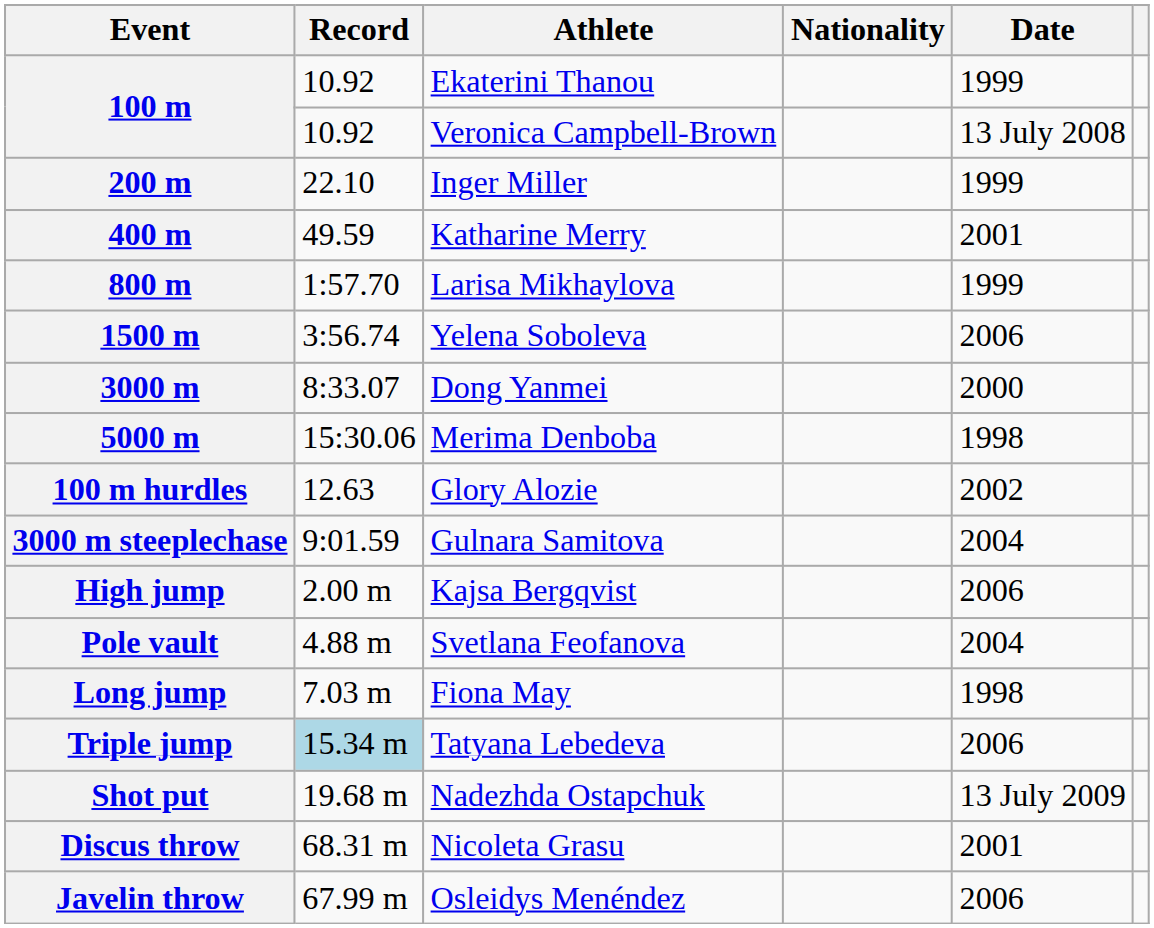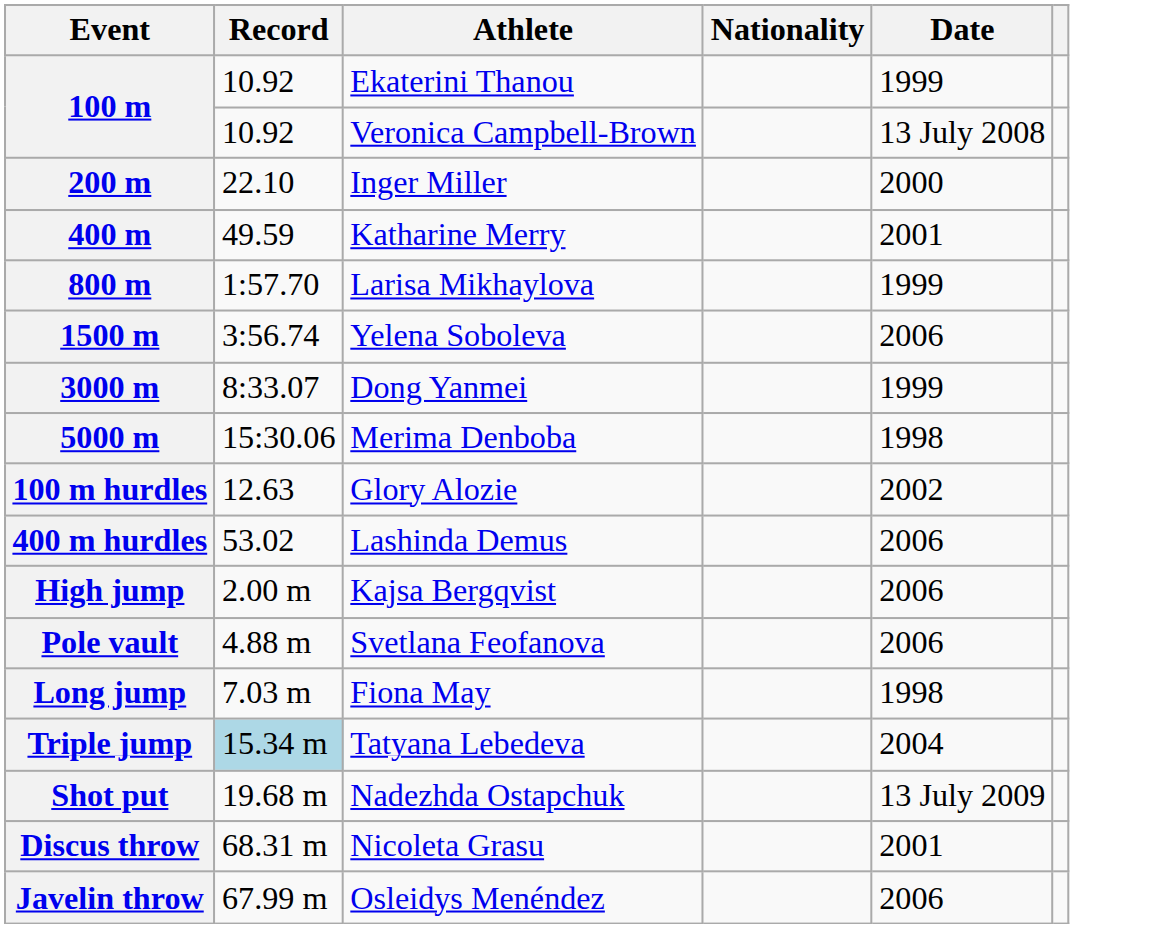(992, 183) 1999 -> (911, 183) 2000
(992, 387) 2000 -> (911, 387) 1999
+ row: (110, 540)
- row: (150, 540)
(992, 642) 2004 -> (911, 642) 2006
(992, 744) 2006 -> (911, 744) 2004
